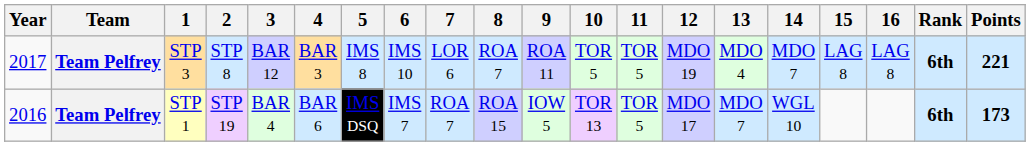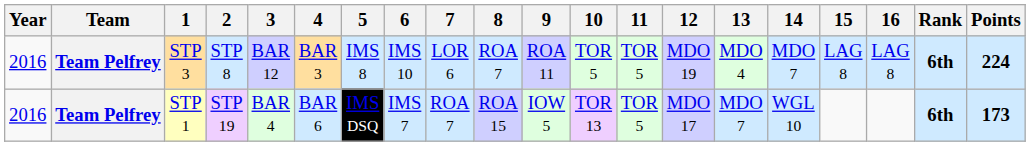(28, 62) 2017 -> (28, 62) 2016
(996, 62) 221 -> (996, 62) 224
